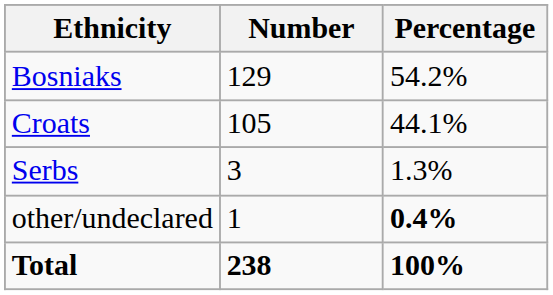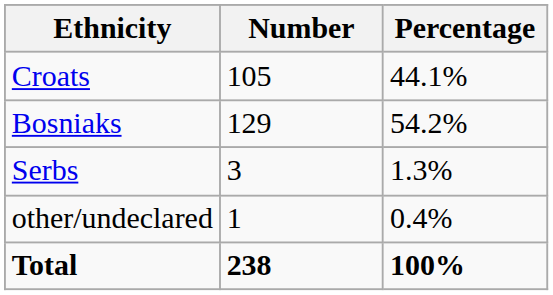rows swapped: (67, 75) <-> (51, 123)
(424, 218) bold -> (421, 218) normal
